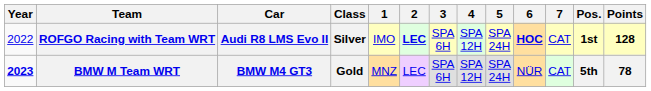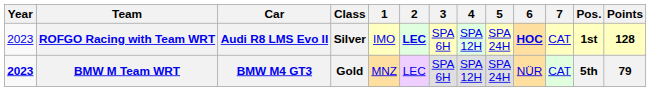(20, 39) 2022 -> (20, 39) 2023
(625, 71) 78 -> (625, 71) 79
